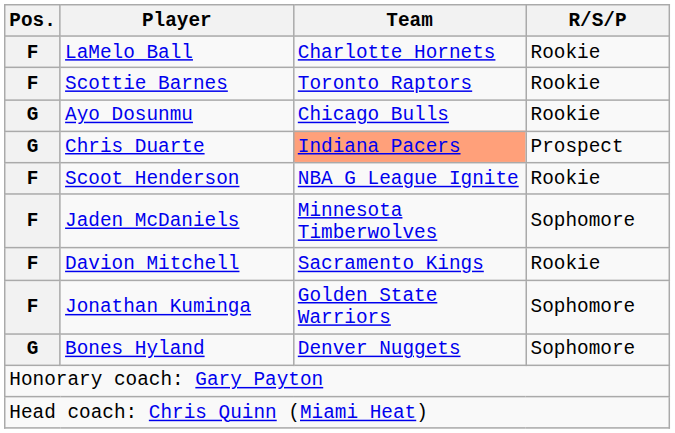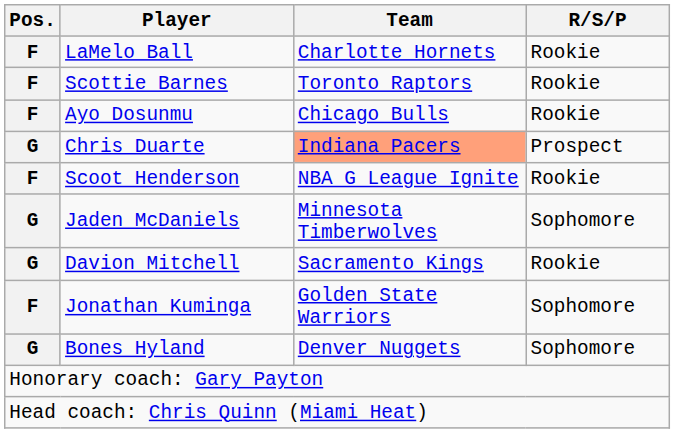(33, 115) G -> (33, 115) F
(33, 221) F -> (33, 221) G
(33, 264) F -> (33, 264) G
